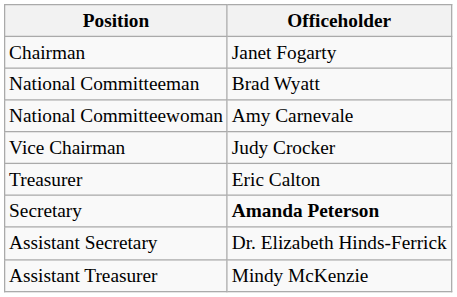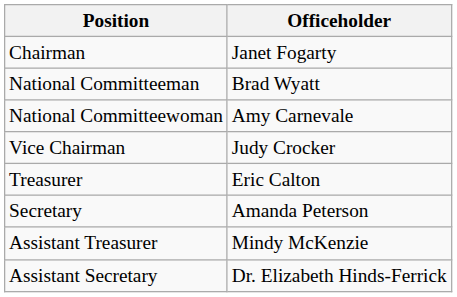(305, 211) bold -> (300, 211) normal
rows swapped: (83, 275) <-> (83, 243)
